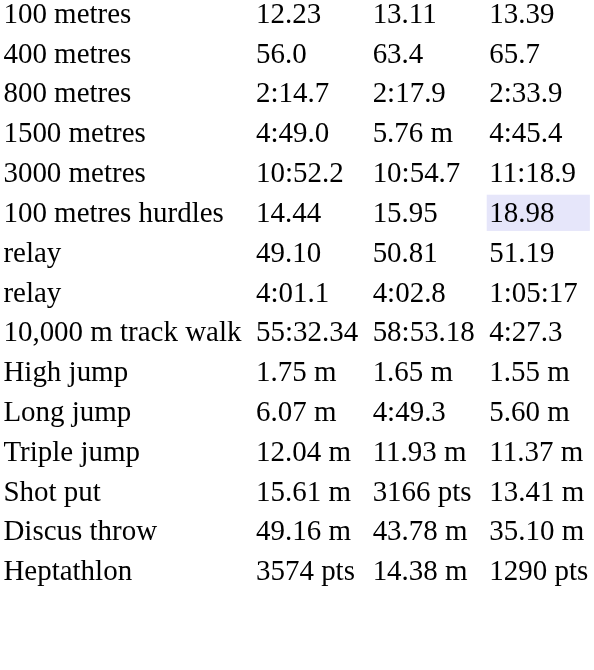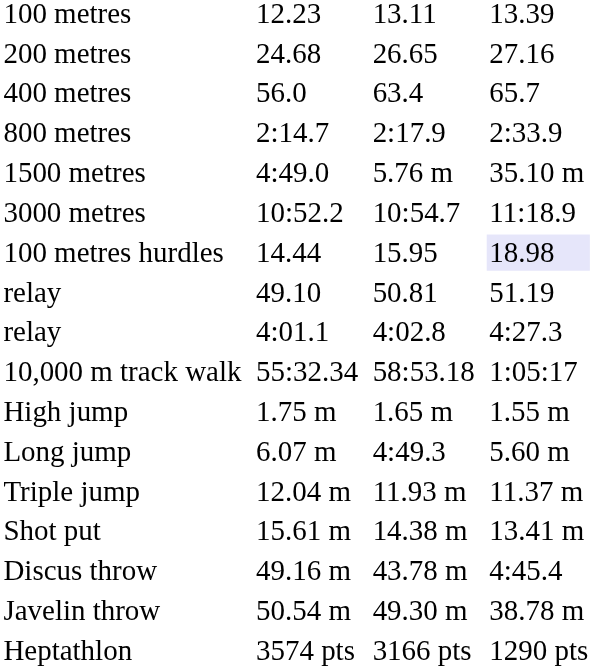+ row: (67, 53)
(526, 132) 4:45.4 -> (537, 172) 35.10 m
(534, 292) 1:05:17 -> (526, 331) 4:27.3
(526, 331) 4:27.3 -> (534, 371) 1:05:17
(422, 491) 3166 pts -> (420, 530) 14.38 m
(537, 530) 35.10 m -> (526, 570) 4:45.4
+ row: (82, 610)
(420, 570) 14.38 m -> (422, 650) 3166 pts
